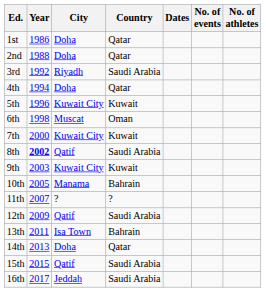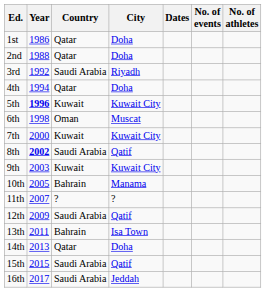columns swapped: (79, 18) <-> (134, 18)
(39, 103) normal -> (39, 103) bold
